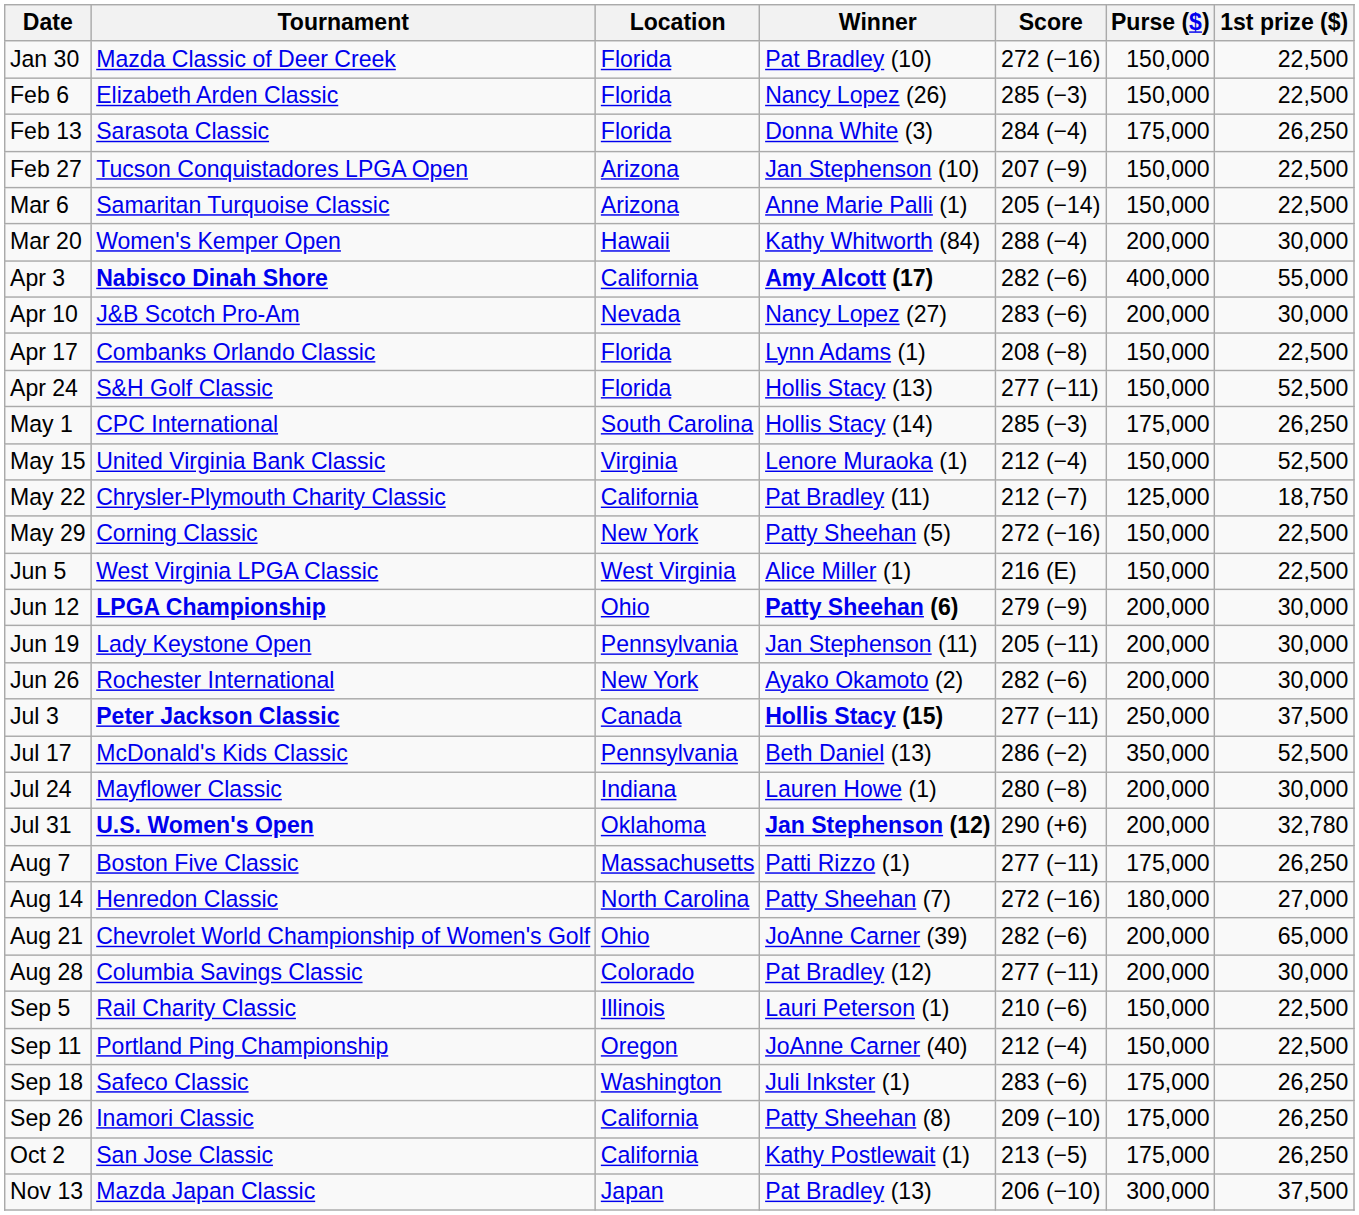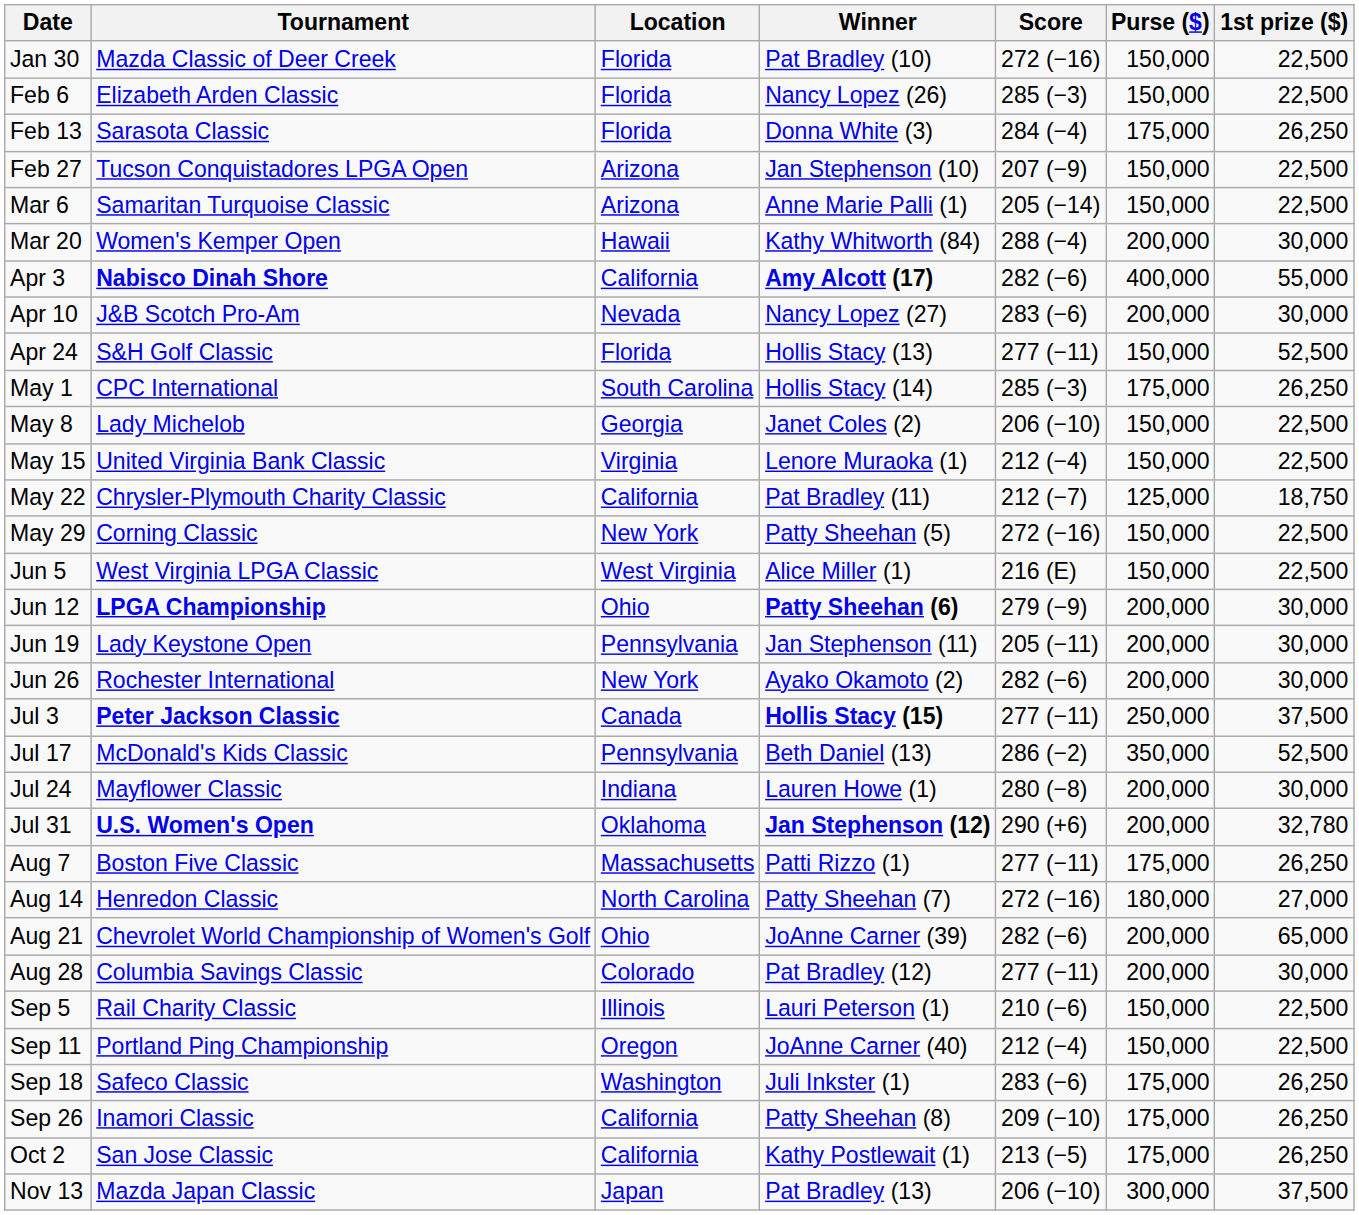- row: (44, 351)
+ row: (41, 424)
(1313, 461) 52,500 -> (1313, 461) 22,500
